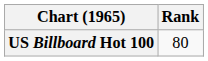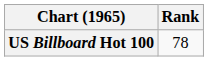(180, 42) 80 -> (180, 42) 78
